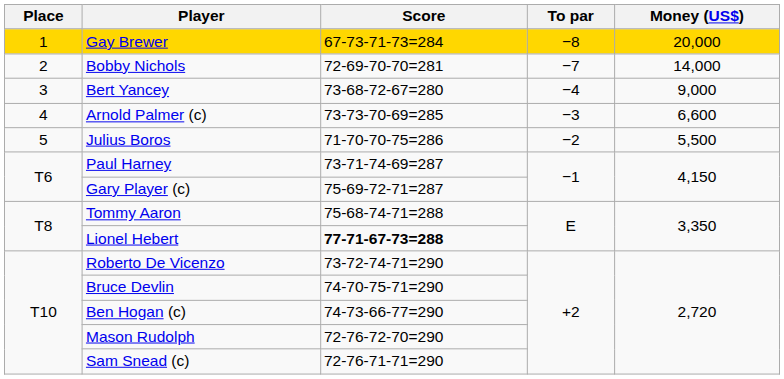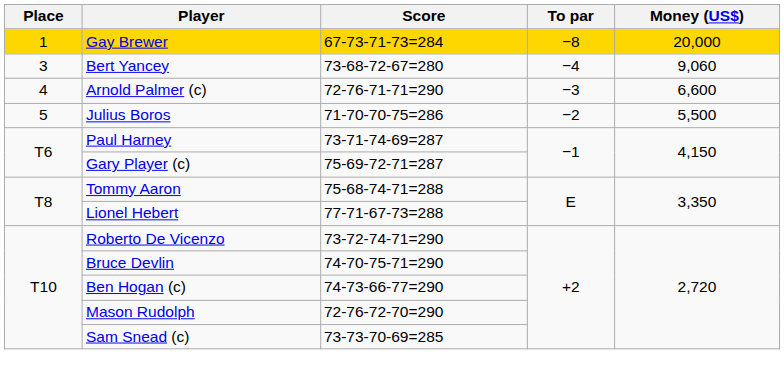- row: (136, 66)
(697, 90) 9,000 -> (697, 66) 9,060
(384, 115) 73-73-70-69=285 -> (384, 90) 72-76-71-71=290
(384, 238) bold -> (384, 213) normal
(384, 361) 72-76-71-71=290 -> (384, 336) 73-73-70-69=285
